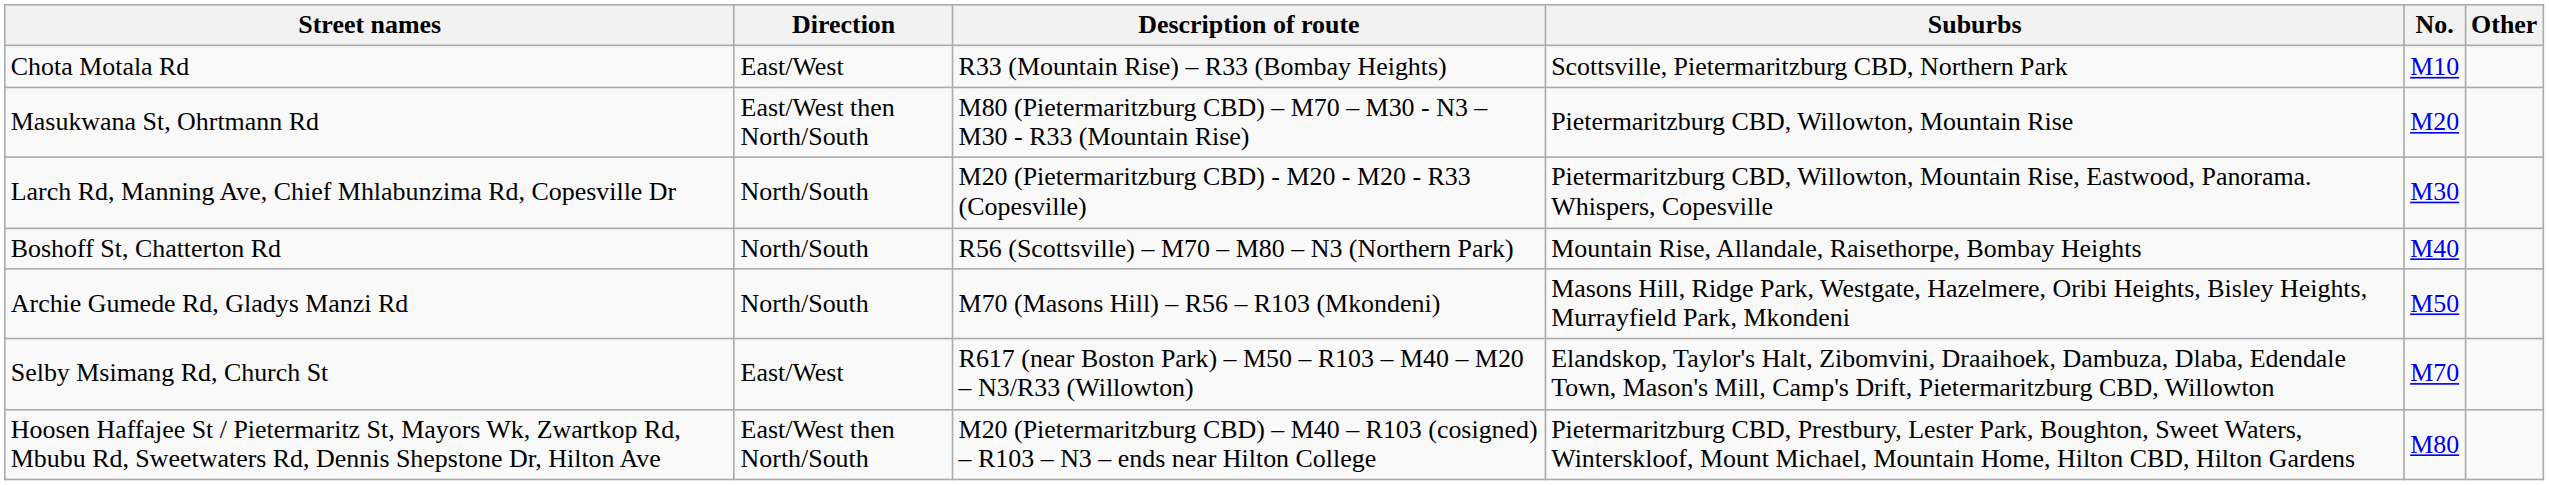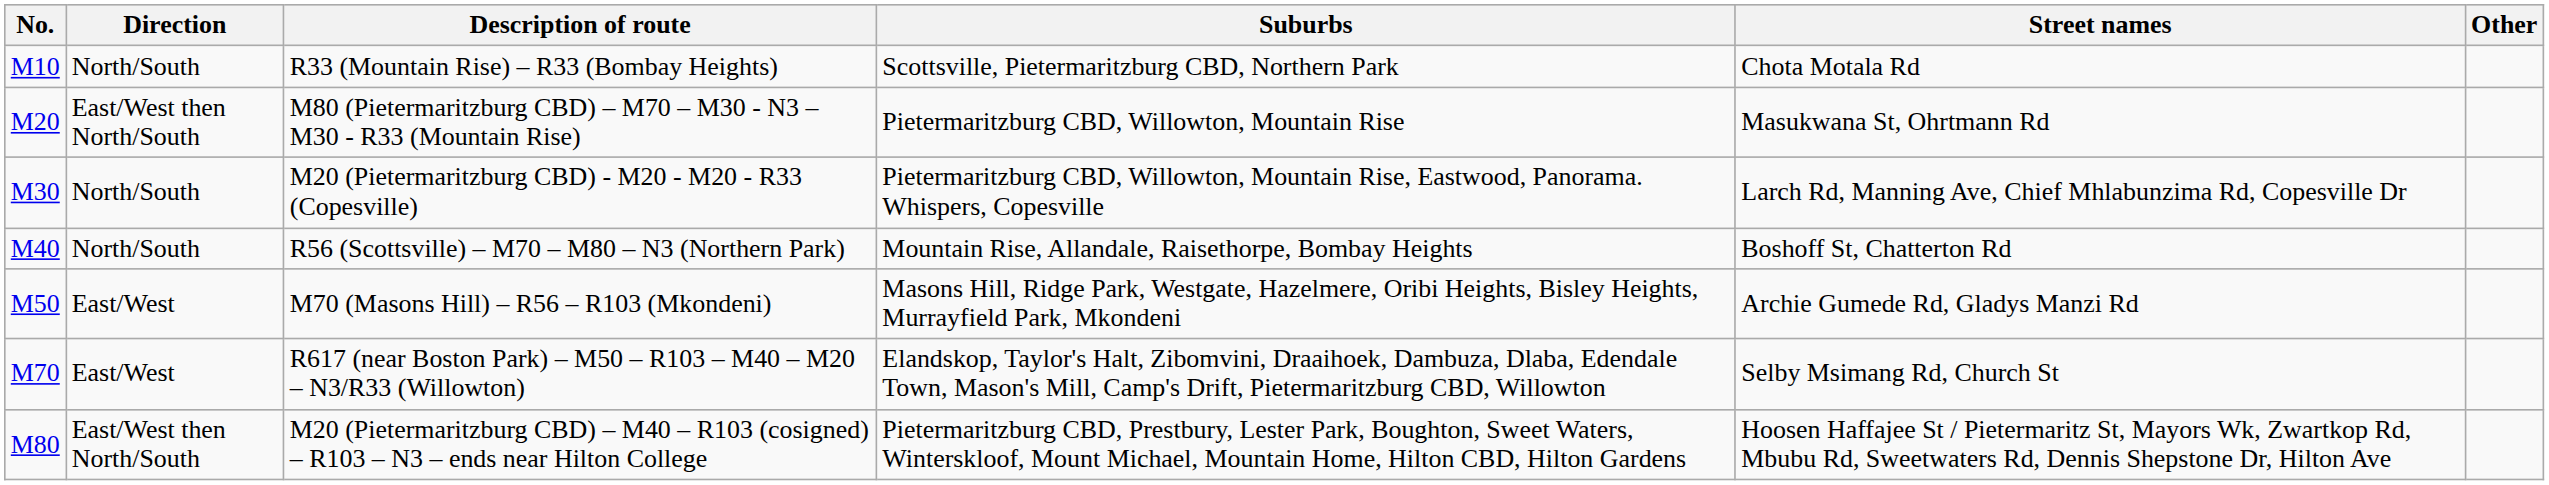columns swapped: (2435, 25) <-> (370, 25)
(792, 66) East/West -> (136, 66) North/South
(805, 303) North/South -> (123, 303) East/West
